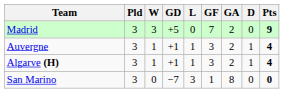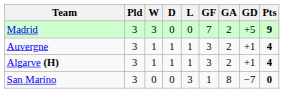columns swapped: (251, 12) <-> (173, 12)
